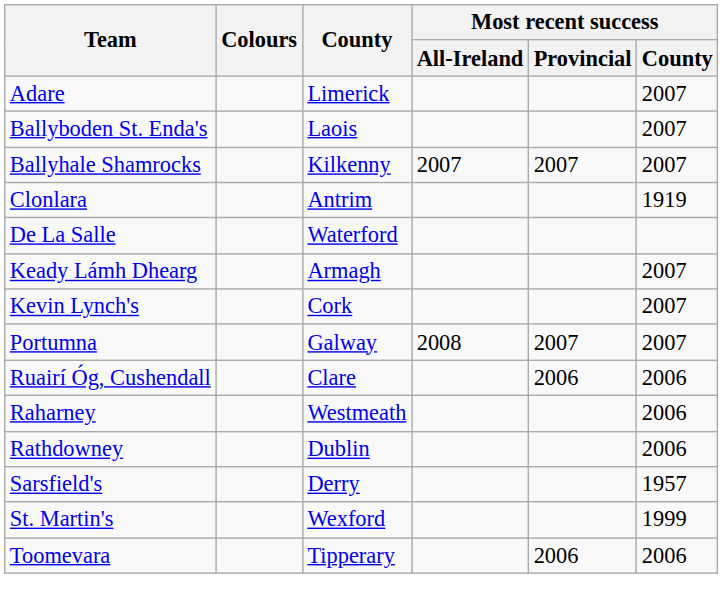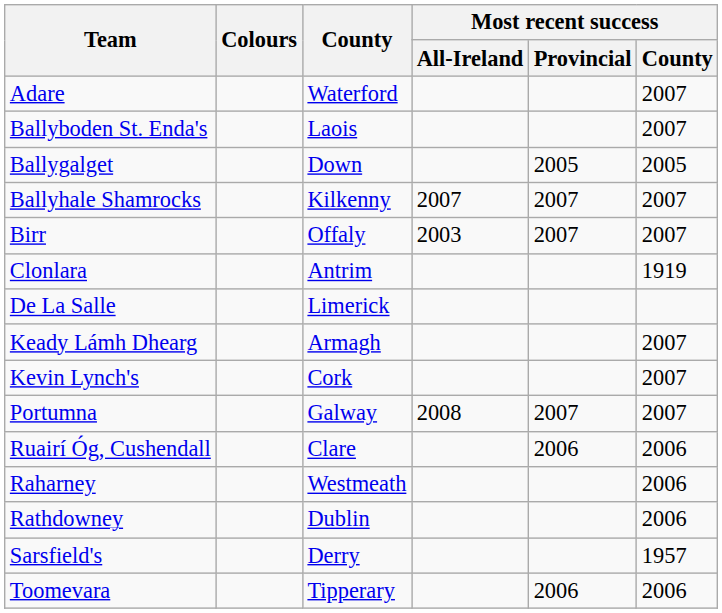(348, 93) Limerick -> (353, 93) Waterford
+ row: (61, 164)
+ row: (28, 235)
(353, 235) Waterford -> (348, 306) Limerick
- row: (62, 519)
